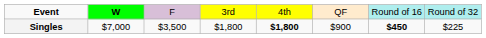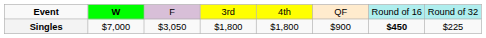(172, 27) $3,500 -> (172, 27) $3,050
(284, 27) bold -> (284, 27) normal
